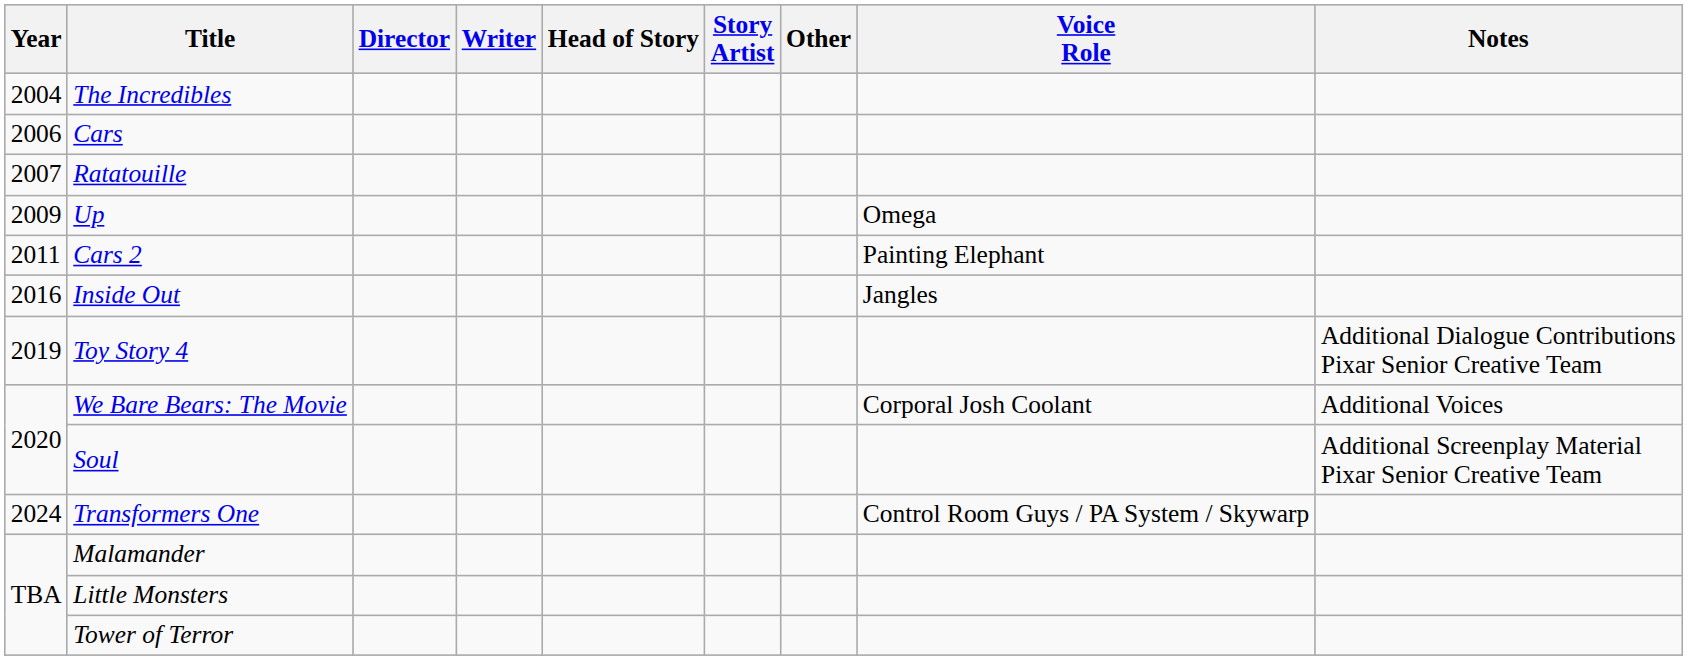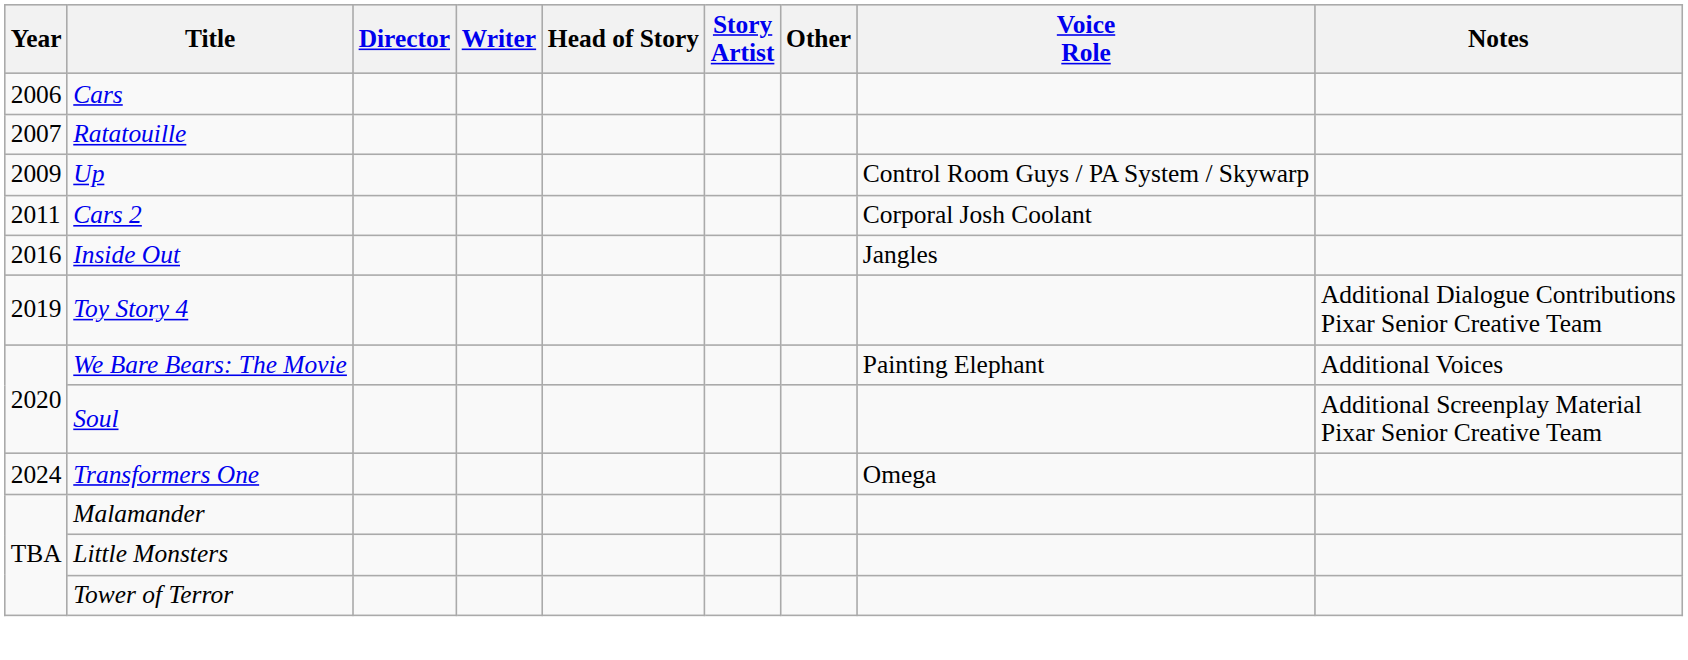- row: (152, 93)
(900, 214) Omega -> (1086, 174) Control Room Guys / PA System / Skywarp
(954, 255) Painting Elephant -> (977, 214) Corporal Josh Coolant
(977, 404) Corporal Josh Coolant -> (954, 364) Painting Elephant
(1086, 513) Control Room Guys / PA System / Skywarp -> (900, 473) Omega
